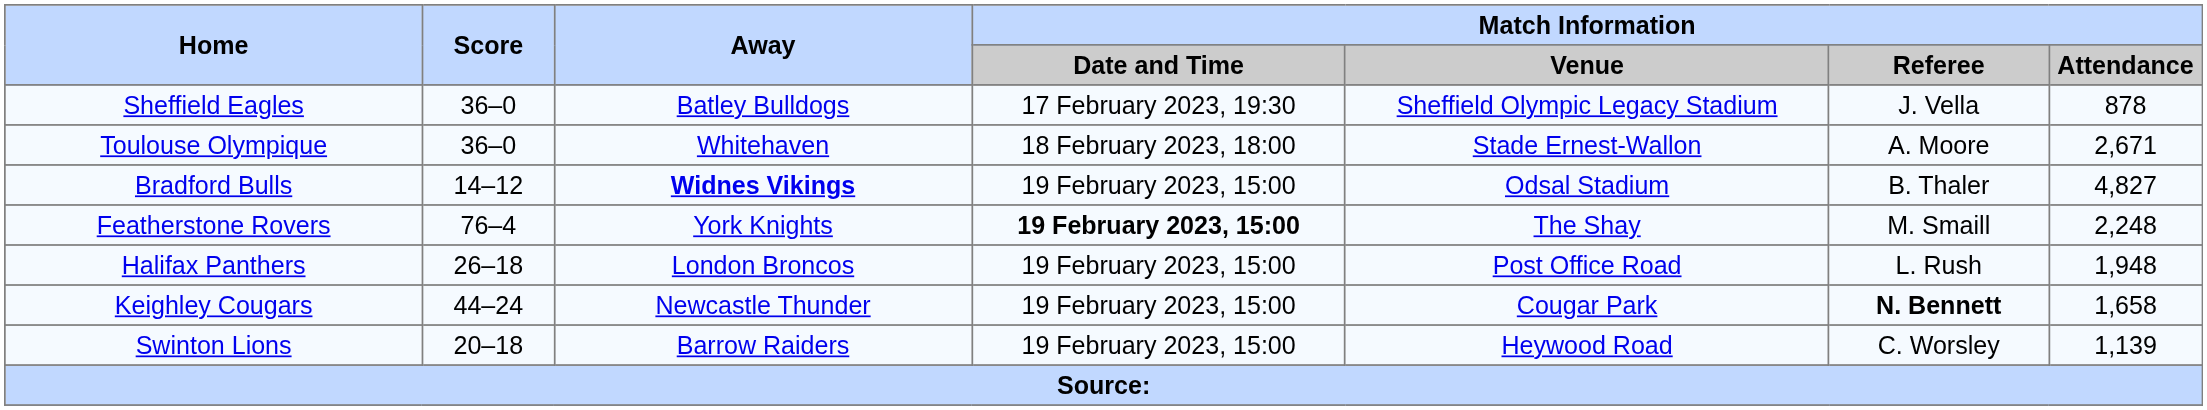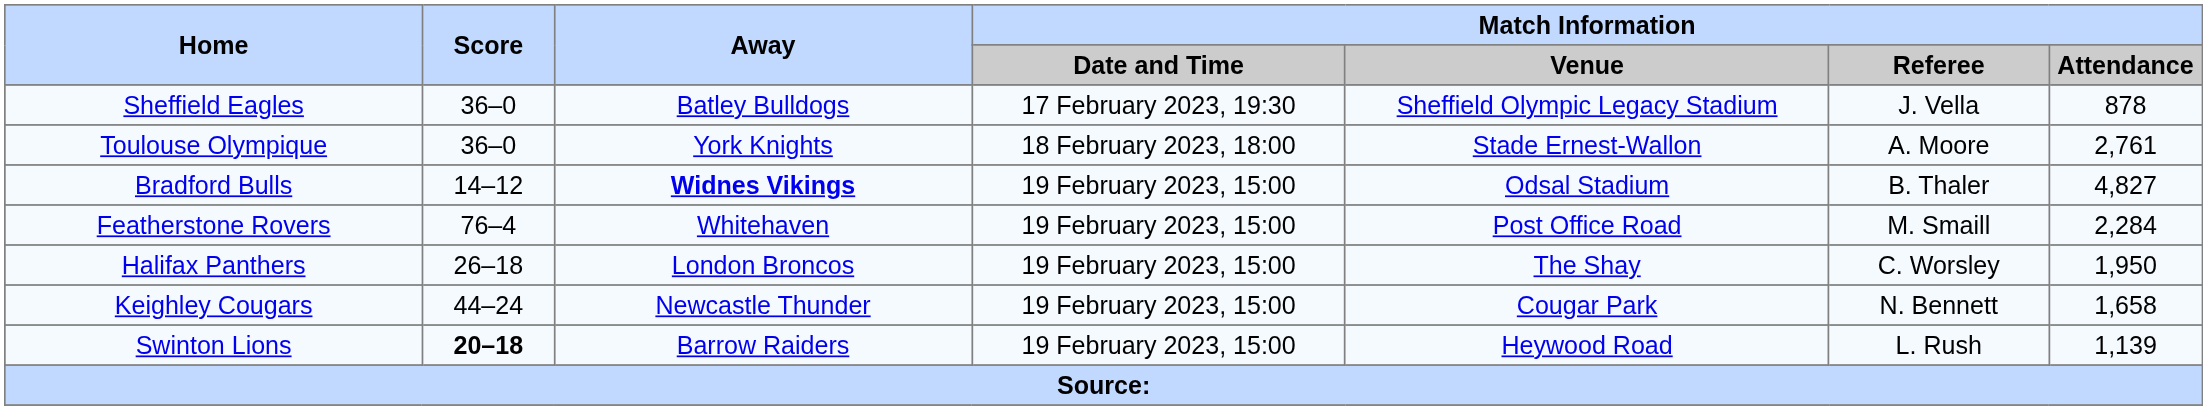(763, 145) Whitehaven -> (763, 145) York Knights
(2126, 145) 2,671 -> (2126, 145) 2,761
(763, 225) York Knights -> (763, 225) Whitehaven
(1159, 225) bold -> (1159, 225) normal
(1587, 225) The Shay -> (1587, 225) Post Office Road
(2126, 225) 2,248 -> (2126, 225) 2,284
(1587, 265) Post Office Road -> (1587, 265) The Shay
(1939, 265) L. Rush -> (1939, 265) C. Worsley
(2126, 265) 1,948 -> (2126, 265) 1,950
(1939, 305) bold -> (1939, 305) normal
(488, 345) normal -> (488, 345) bold
(1939, 345) C. Worsley -> (1939, 345) L. Rush
